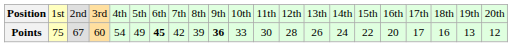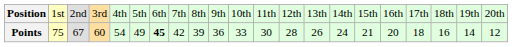(219, 32) bold -> (219, 32) normal
(368, 32) 22 -> (368, 32) 21
(419, 32) 17 -> (419, 32) 18
(469, 32) 13 -> (469, 32) 14
